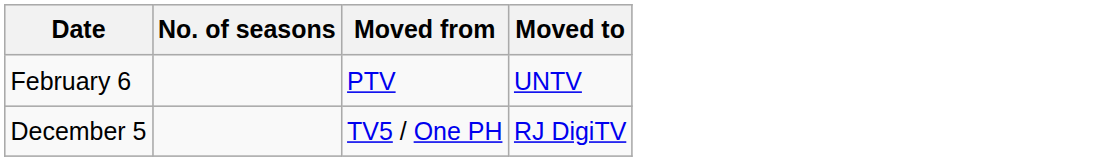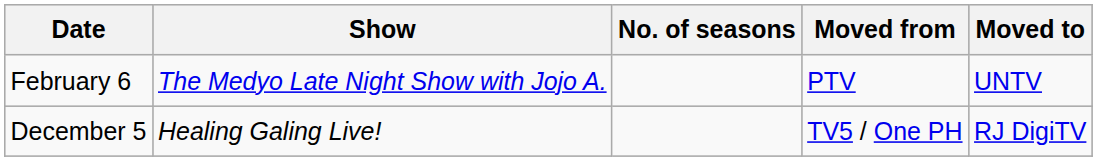+ column: (382, 30)
